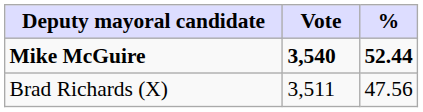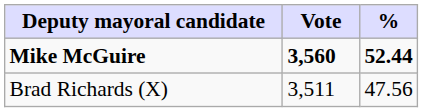(312, 55) 3,540 -> (312, 55) 3,560
